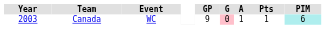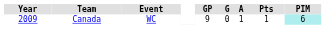(28, 20) 2003 -> (28, 20) 2009
(227, 20) pink background -> (227, 20) no background
